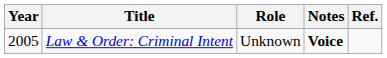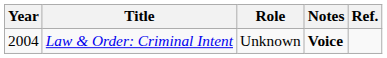(23, 41) 2005 -> (23, 41) 2004
